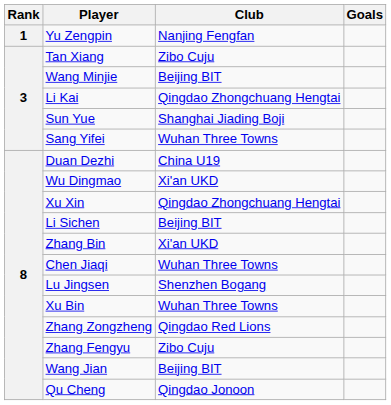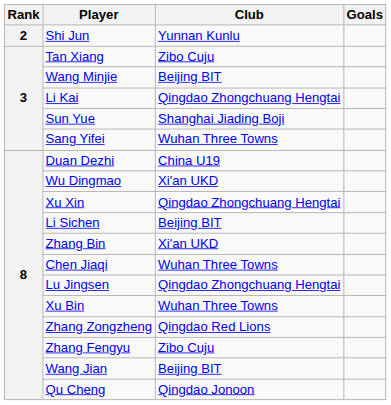- row: (79, 35)
+ row: (67, 35)
(212, 285) Shenzhen Bogang -> (249, 285) Qingdao Zhongchuang Hengtai
